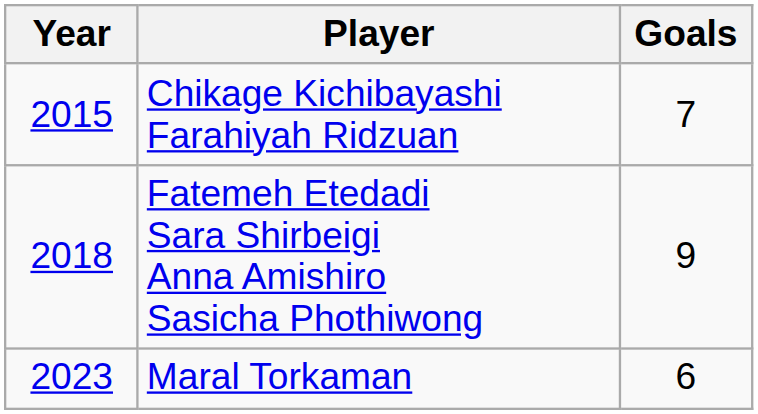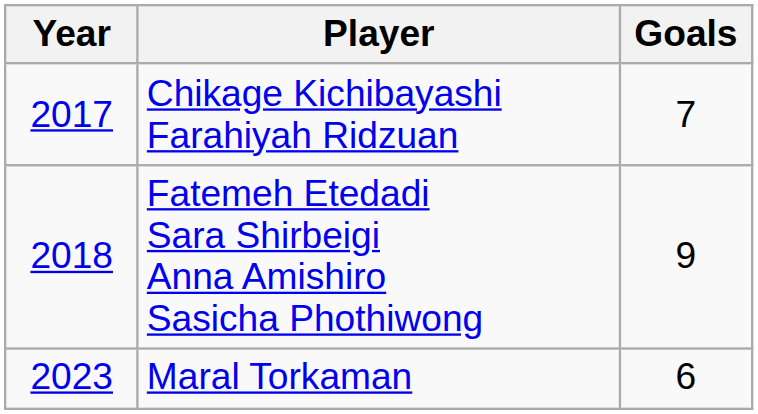(72, 113) 2015 -> (72, 113) 2017
